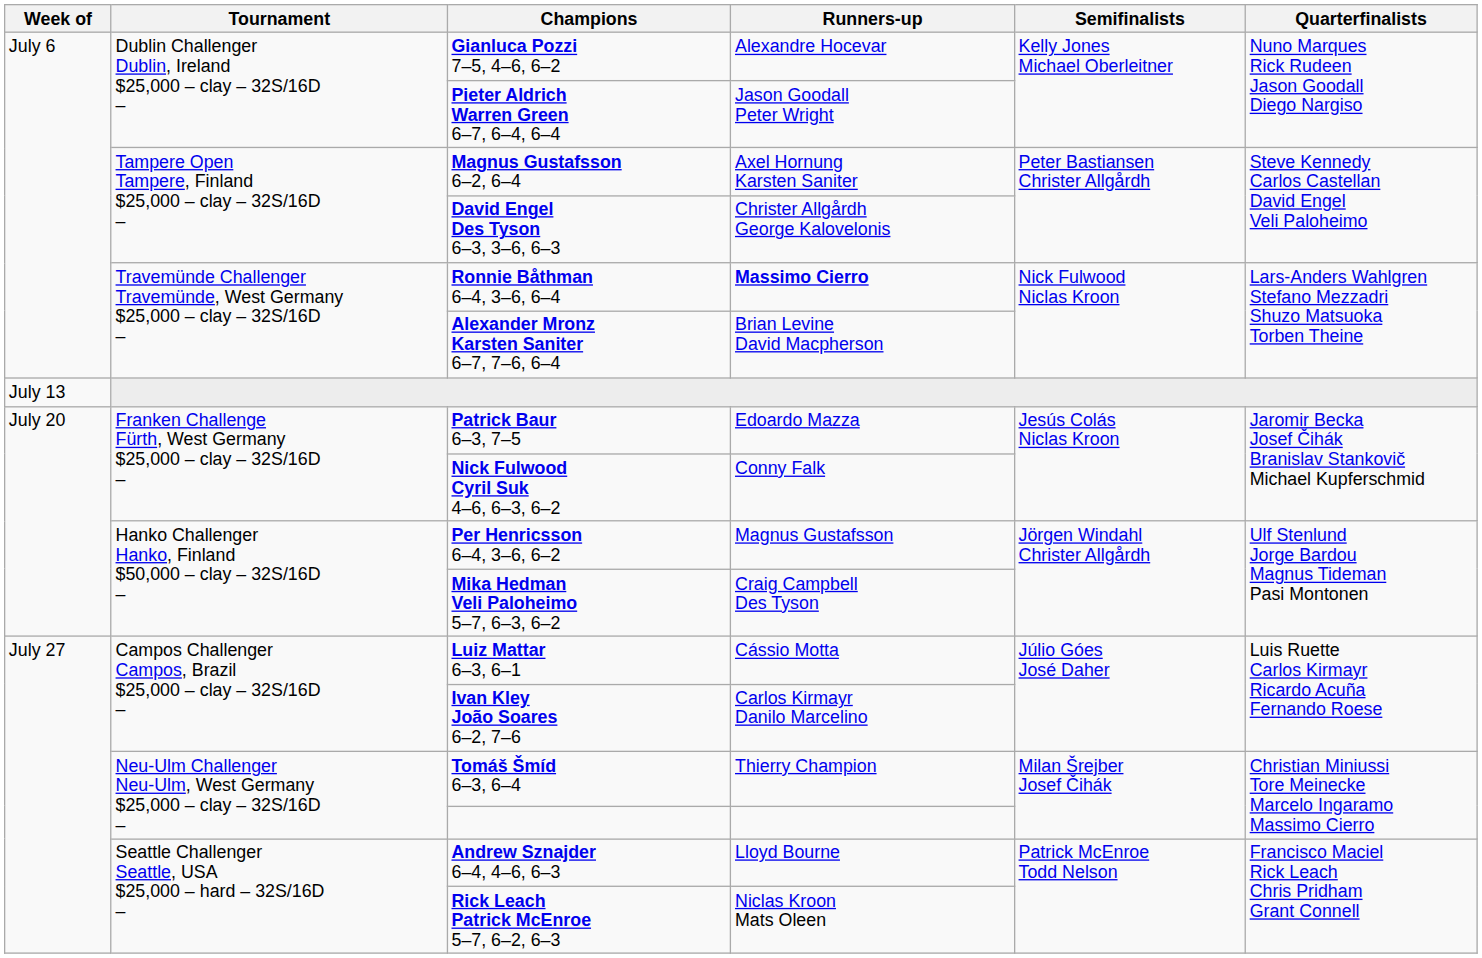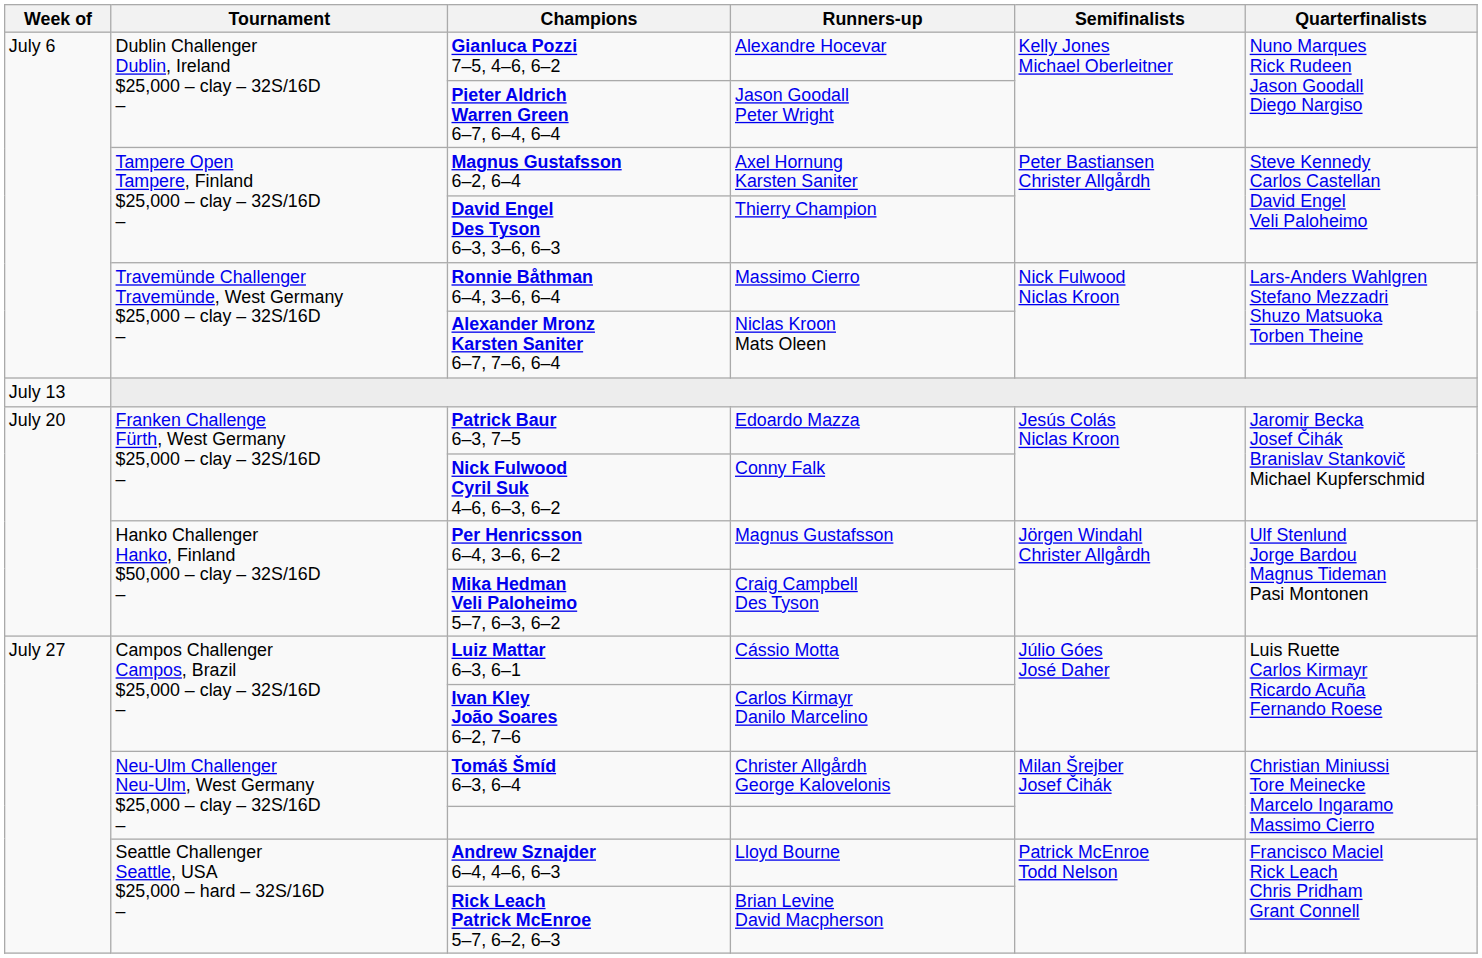(813, 219) Christer Allgårdh George Kalovelonis -> (806, 209) Thierry Champion
(802, 277) bold -> (797, 277) normal
(809, 334) Brian Levine David Macpherson -> (785, 334) Niclas Kroon Mats Oleen
(806, 765) Thierry Champion -> (813, 775) Christer Allgårdh George Kalovelonis
(785, 910) Niclas Kroon Mats Oleen -> (809, 910) Brian Levine David Macpherson
